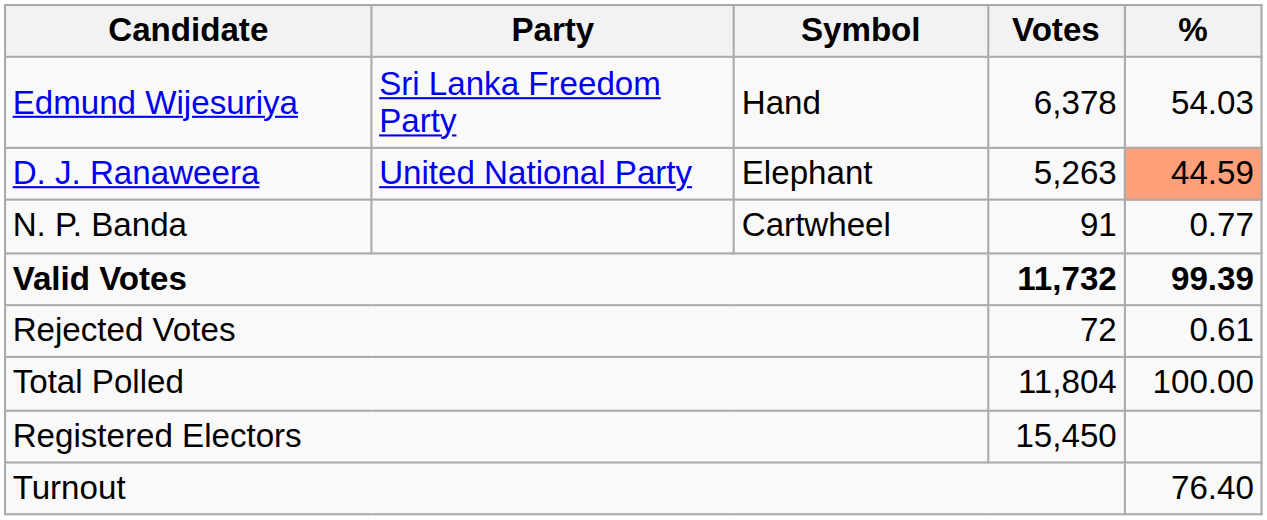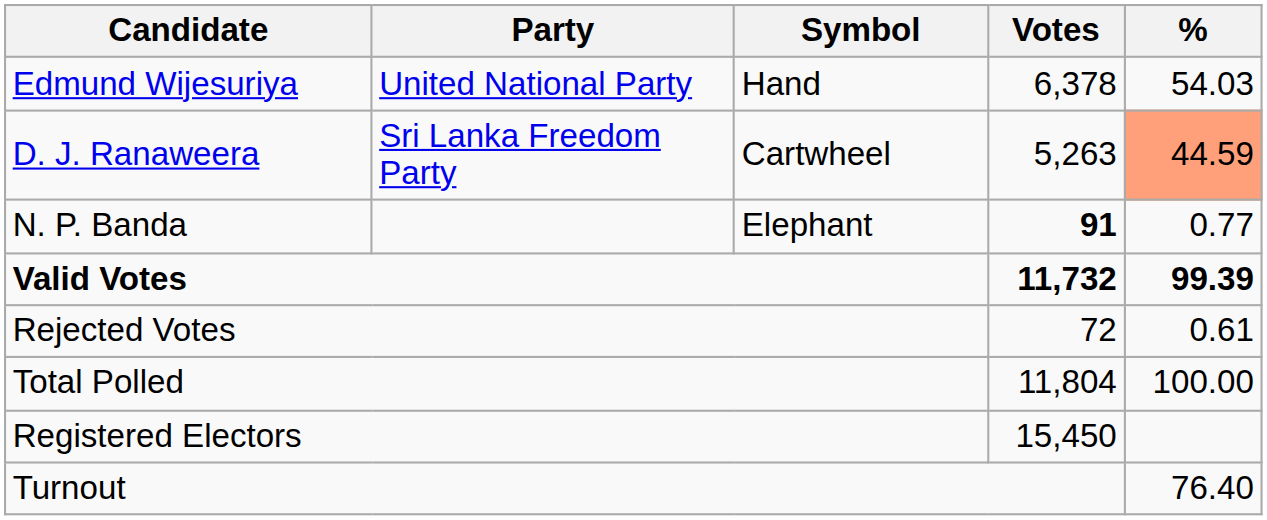(520, 101) Sri Lanka Freedom Party -> (536, 83) United National Party
(536, 173) United National Party -> (520, 154) Sri Lanka Freedom Party
(807, 173) Elephant -> (816, 154) Cartwheel
(816, 225) Cartwheel -> (807, 225) Elephant
(1098, 225) normal -> (1098, 225) bold
